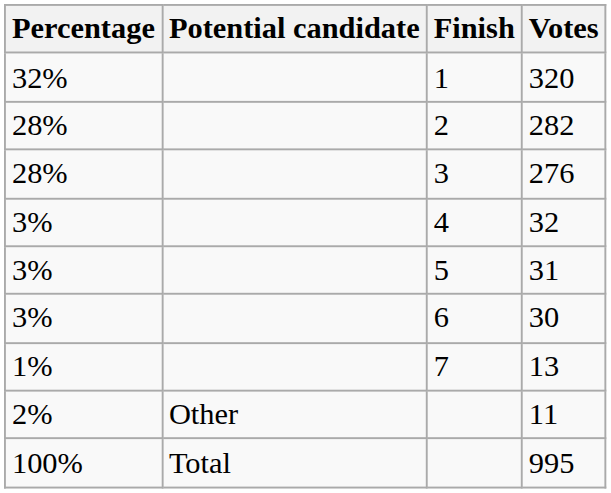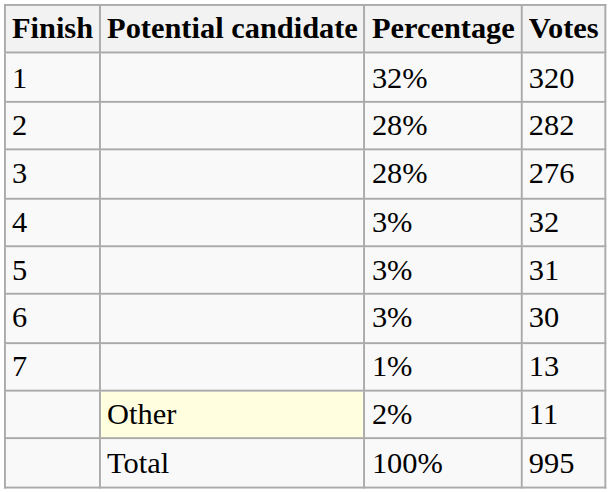columns swapped: (474, 28) <-> (83, 28)
(203, 414) no background -> (142, 414) lightyellow background
